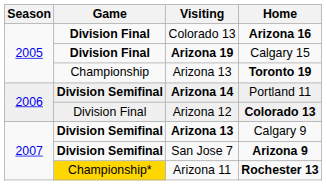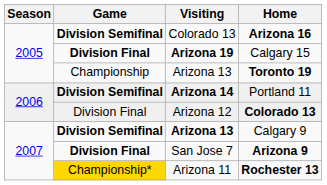(110, 33) Division Final -> (110, 33) Division Semifinal
(110, 151) Division Semifinal -> (110, 151) Division Final
